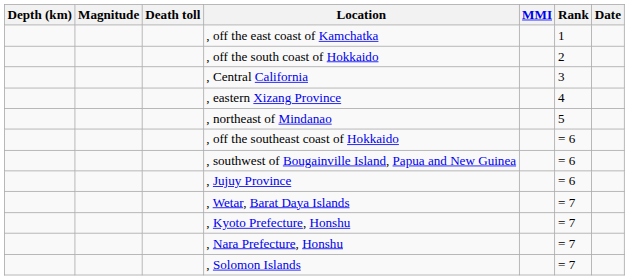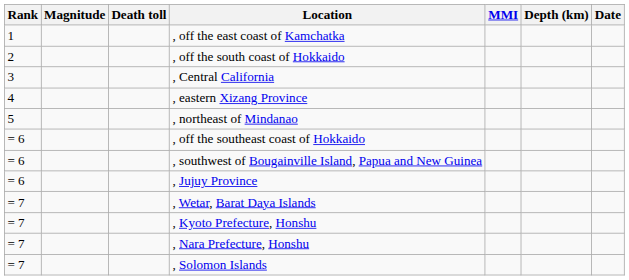columns swapped: (573, 14) <-> (40, 14)
